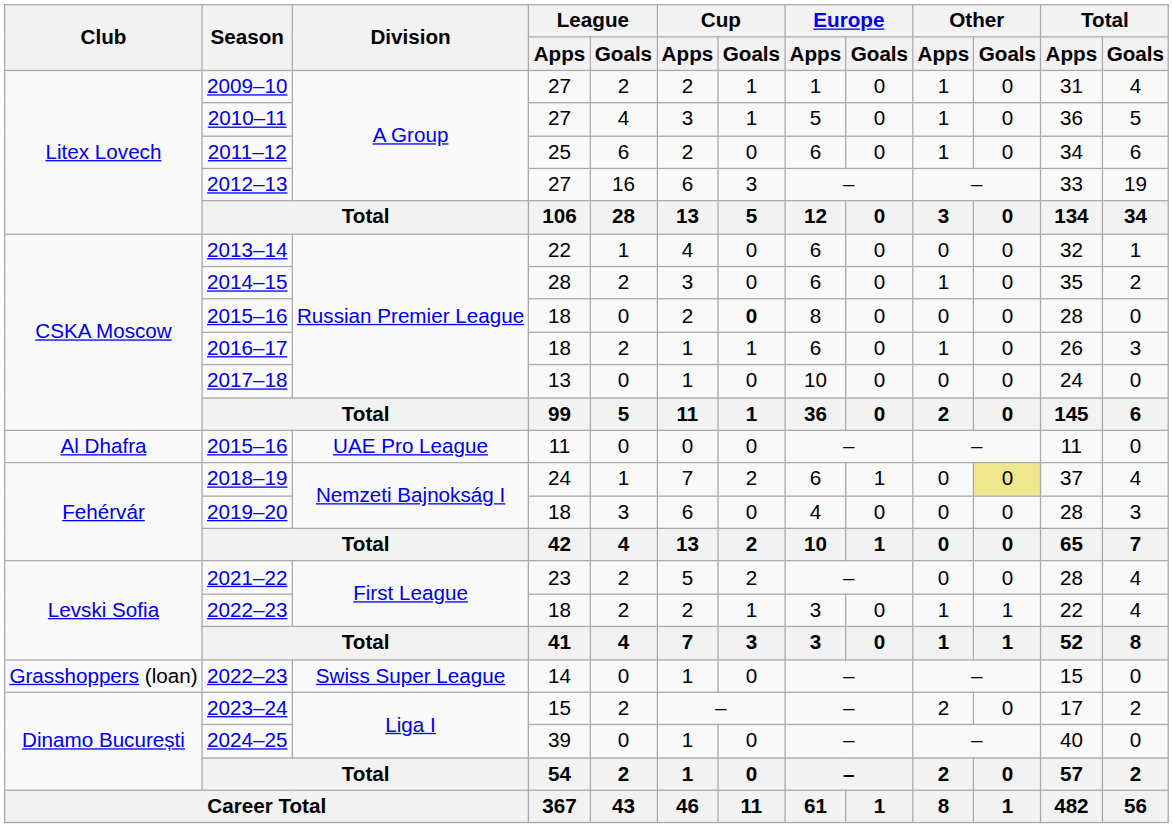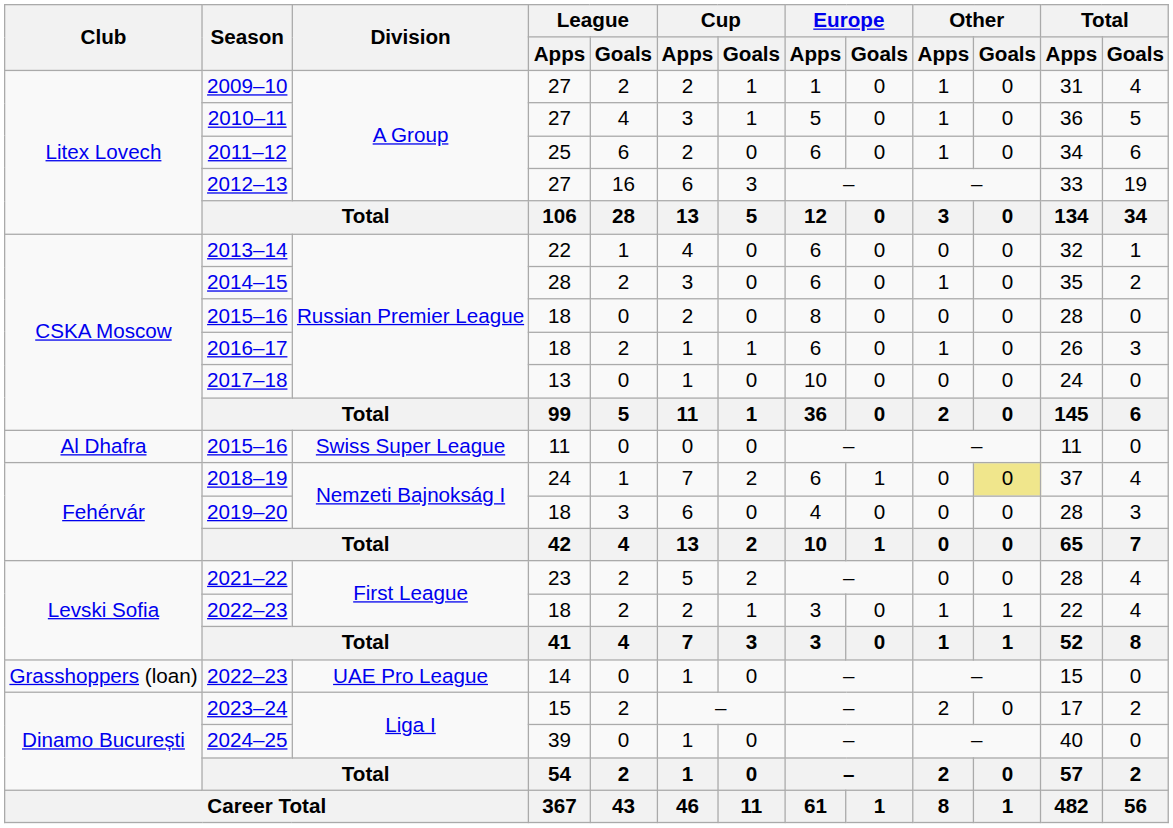(751, 315) bold -> (751, 315) normal
(411, 446) UAE Pro League -> (411, 446) Swiss Super League
(411, 675) Swiss Super League -> (411, 675) UAE Pro League
